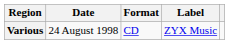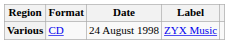columns swapped: (83, 13) <-> (141, 13)
